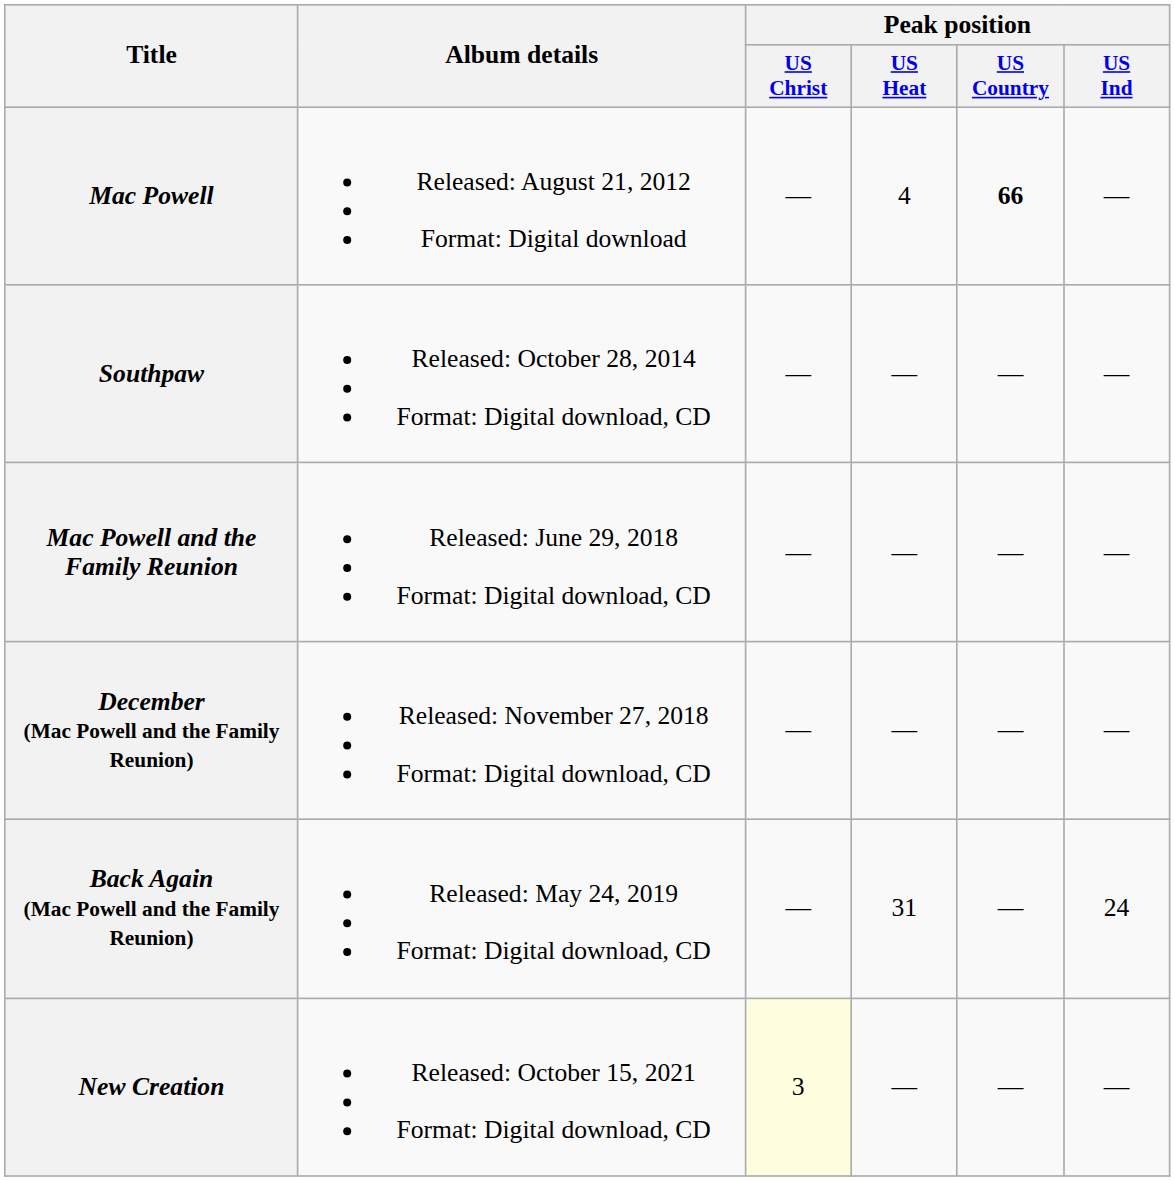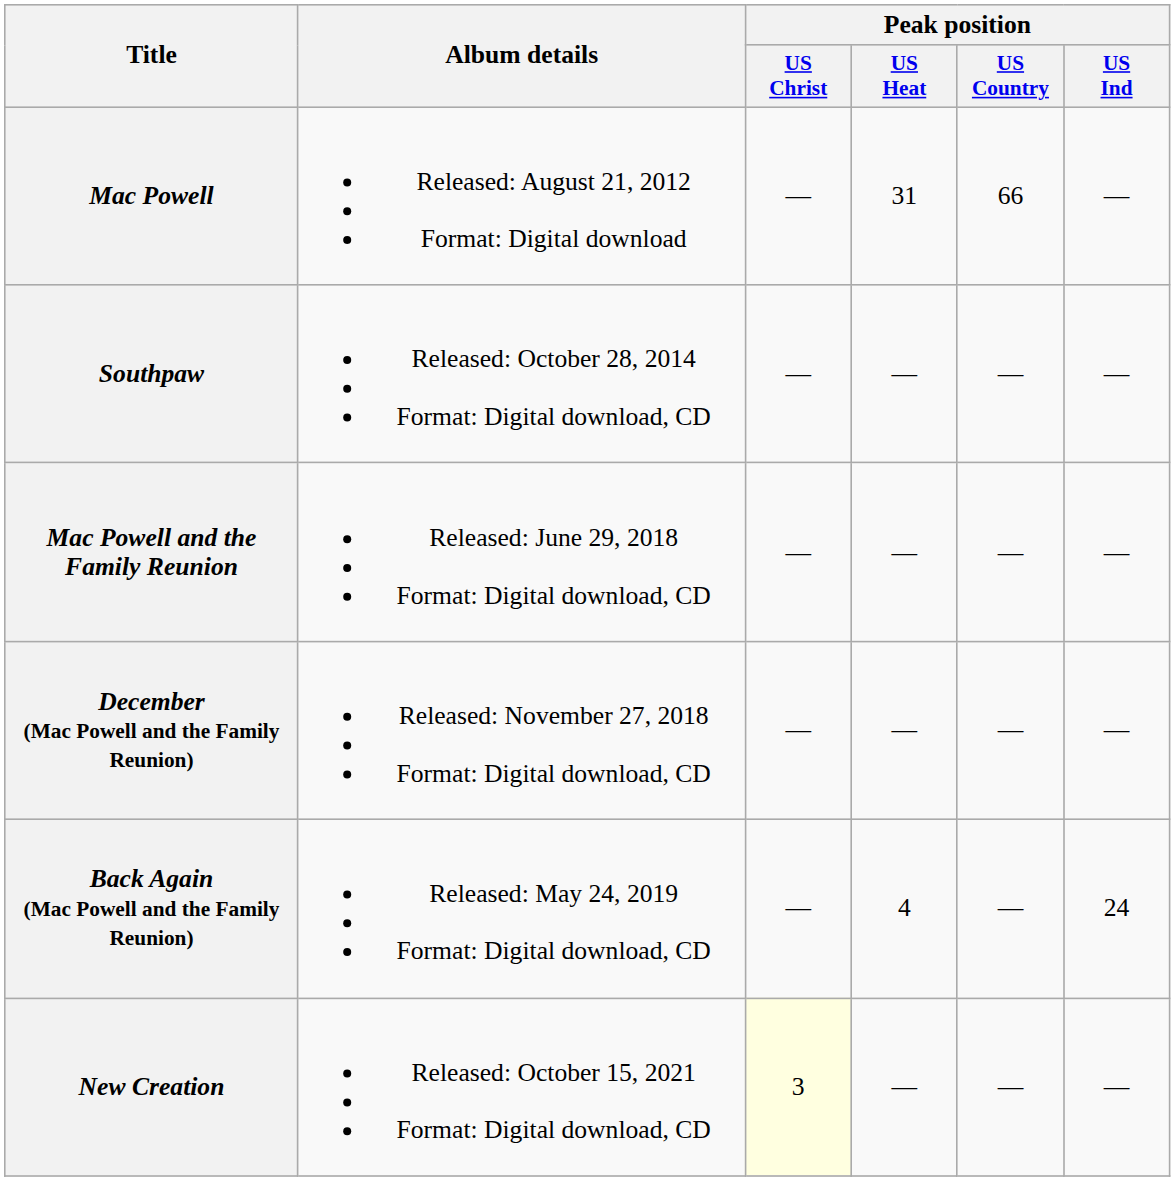(904, 195) 4 -> (904, 195) 31
(1010, 195) bold -> (1010, 195) normal
(904, 908) 31 -> (904, 908) 4
